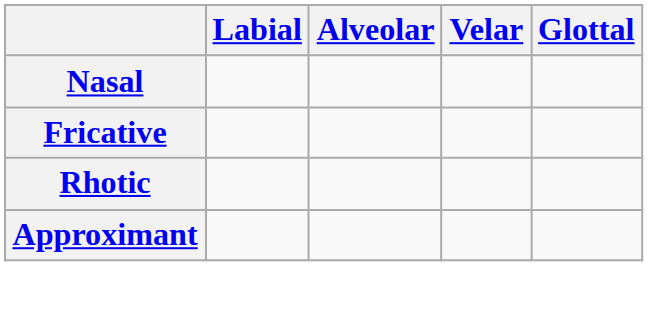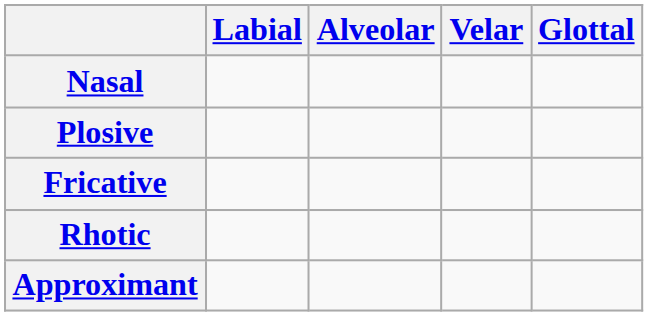+ row: (105, 132)
